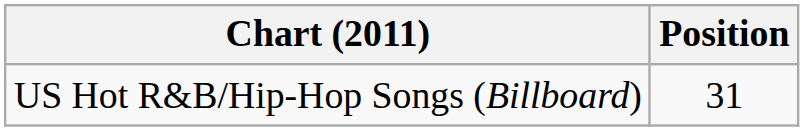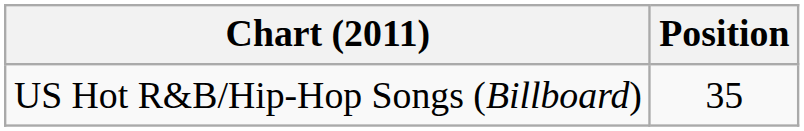(724, 94) 31 -> (724, 94) 35
